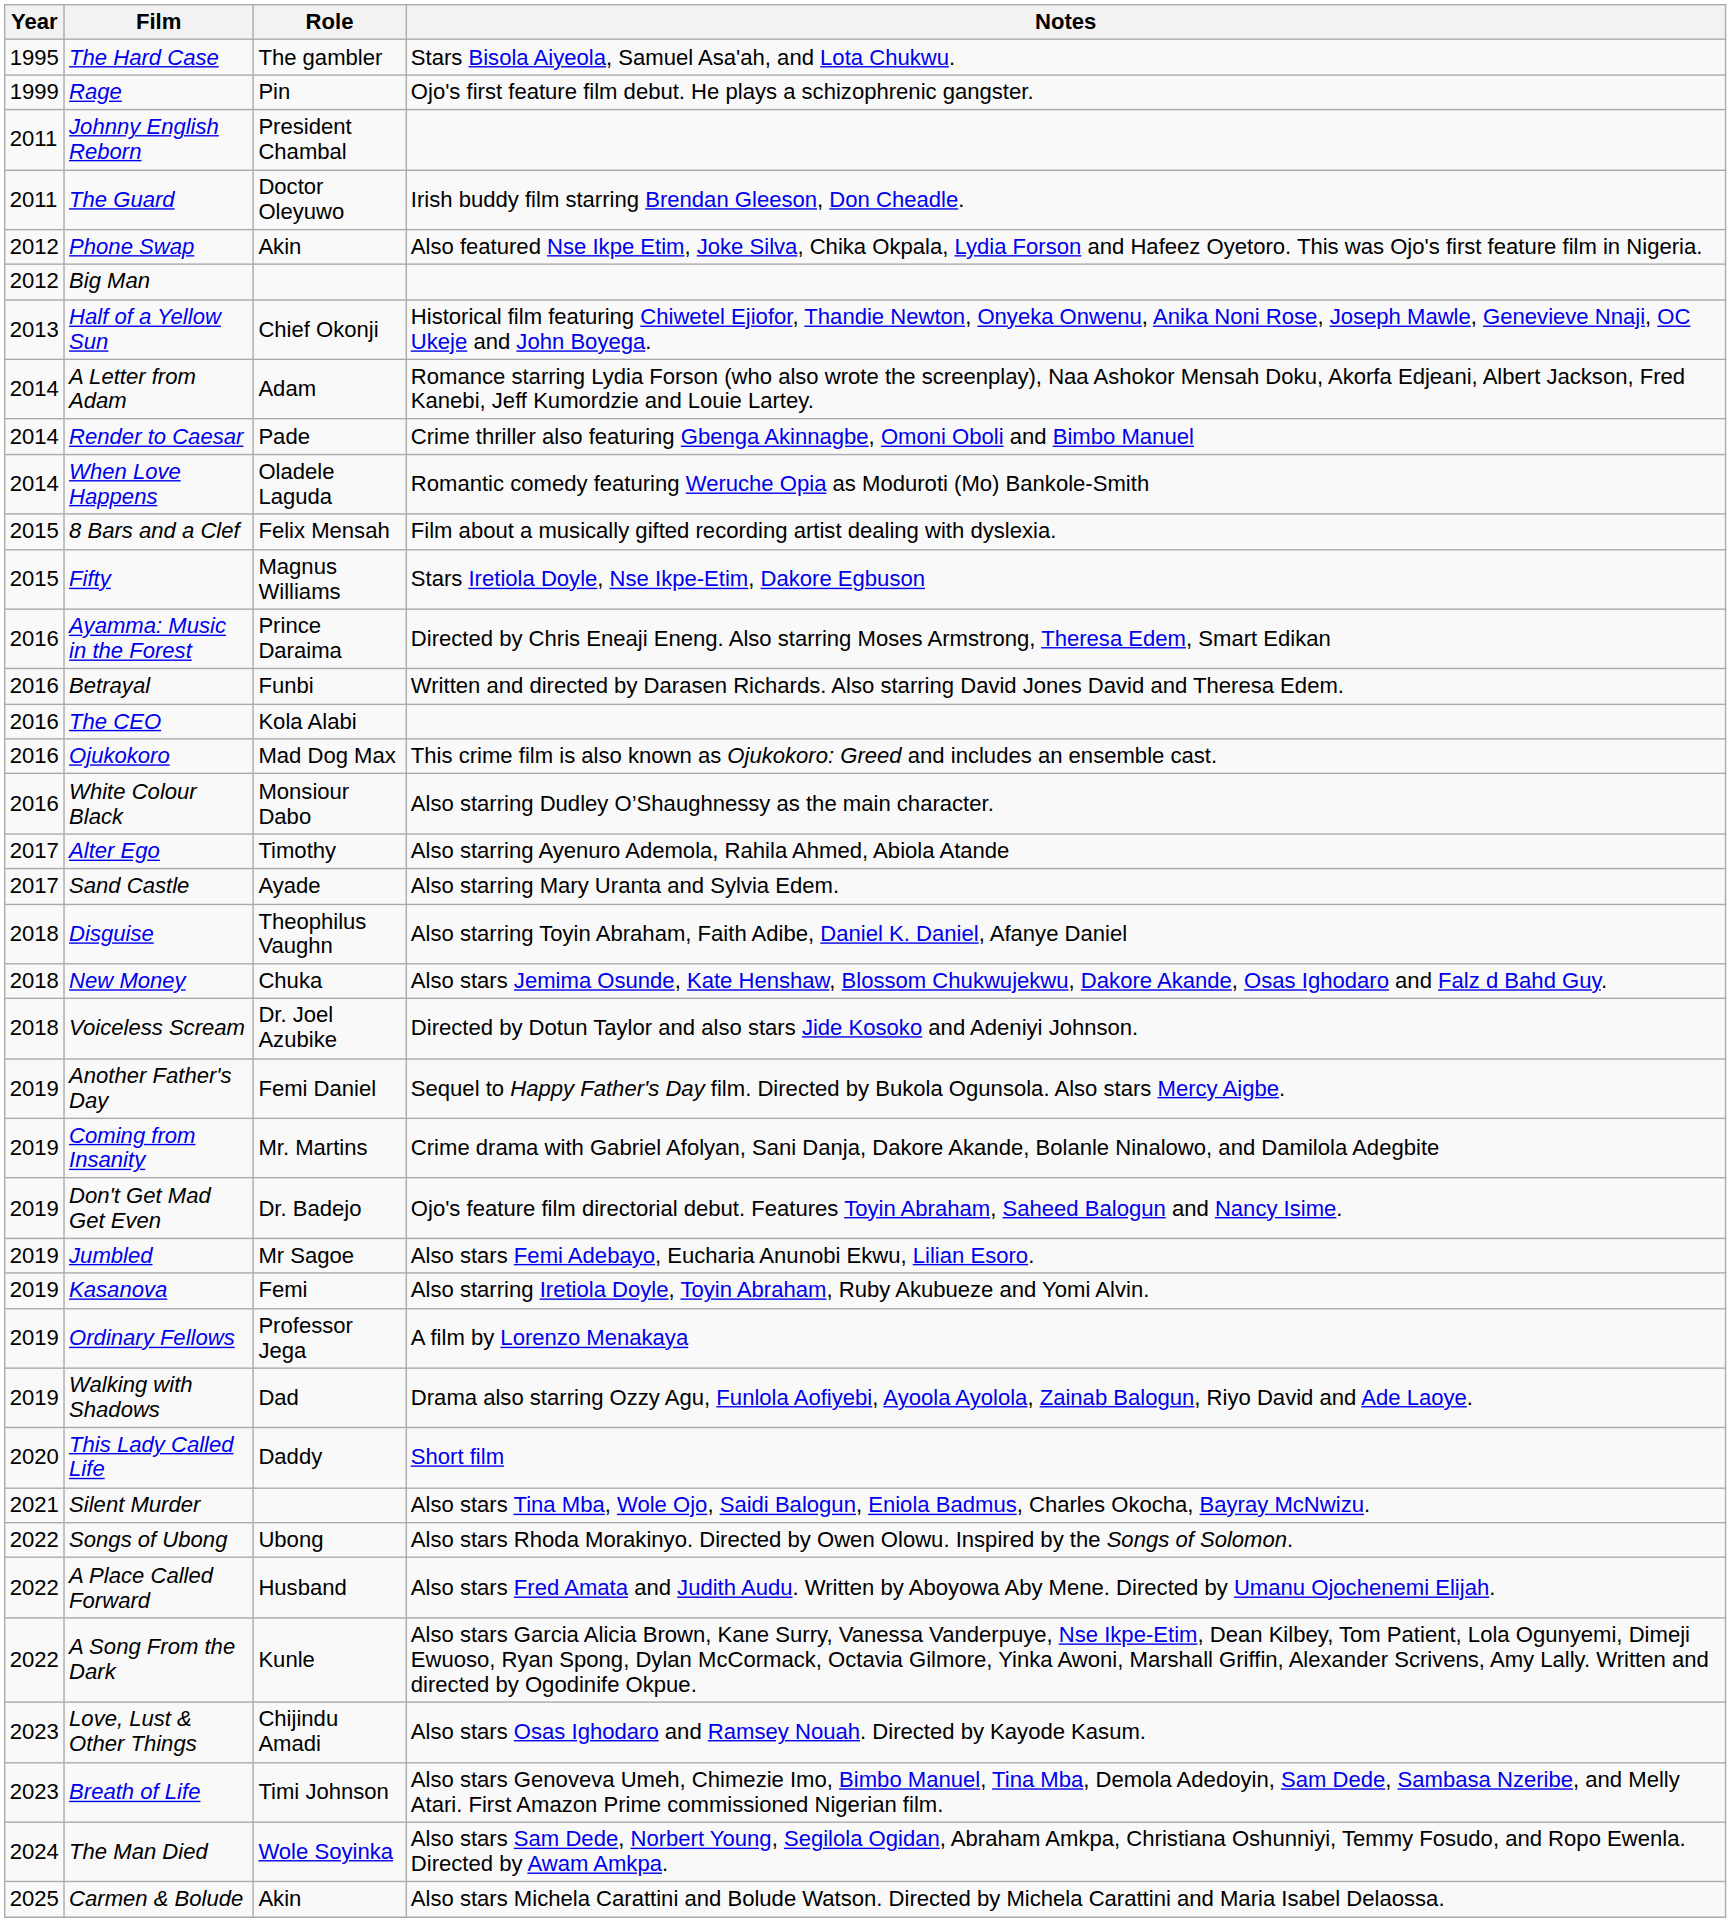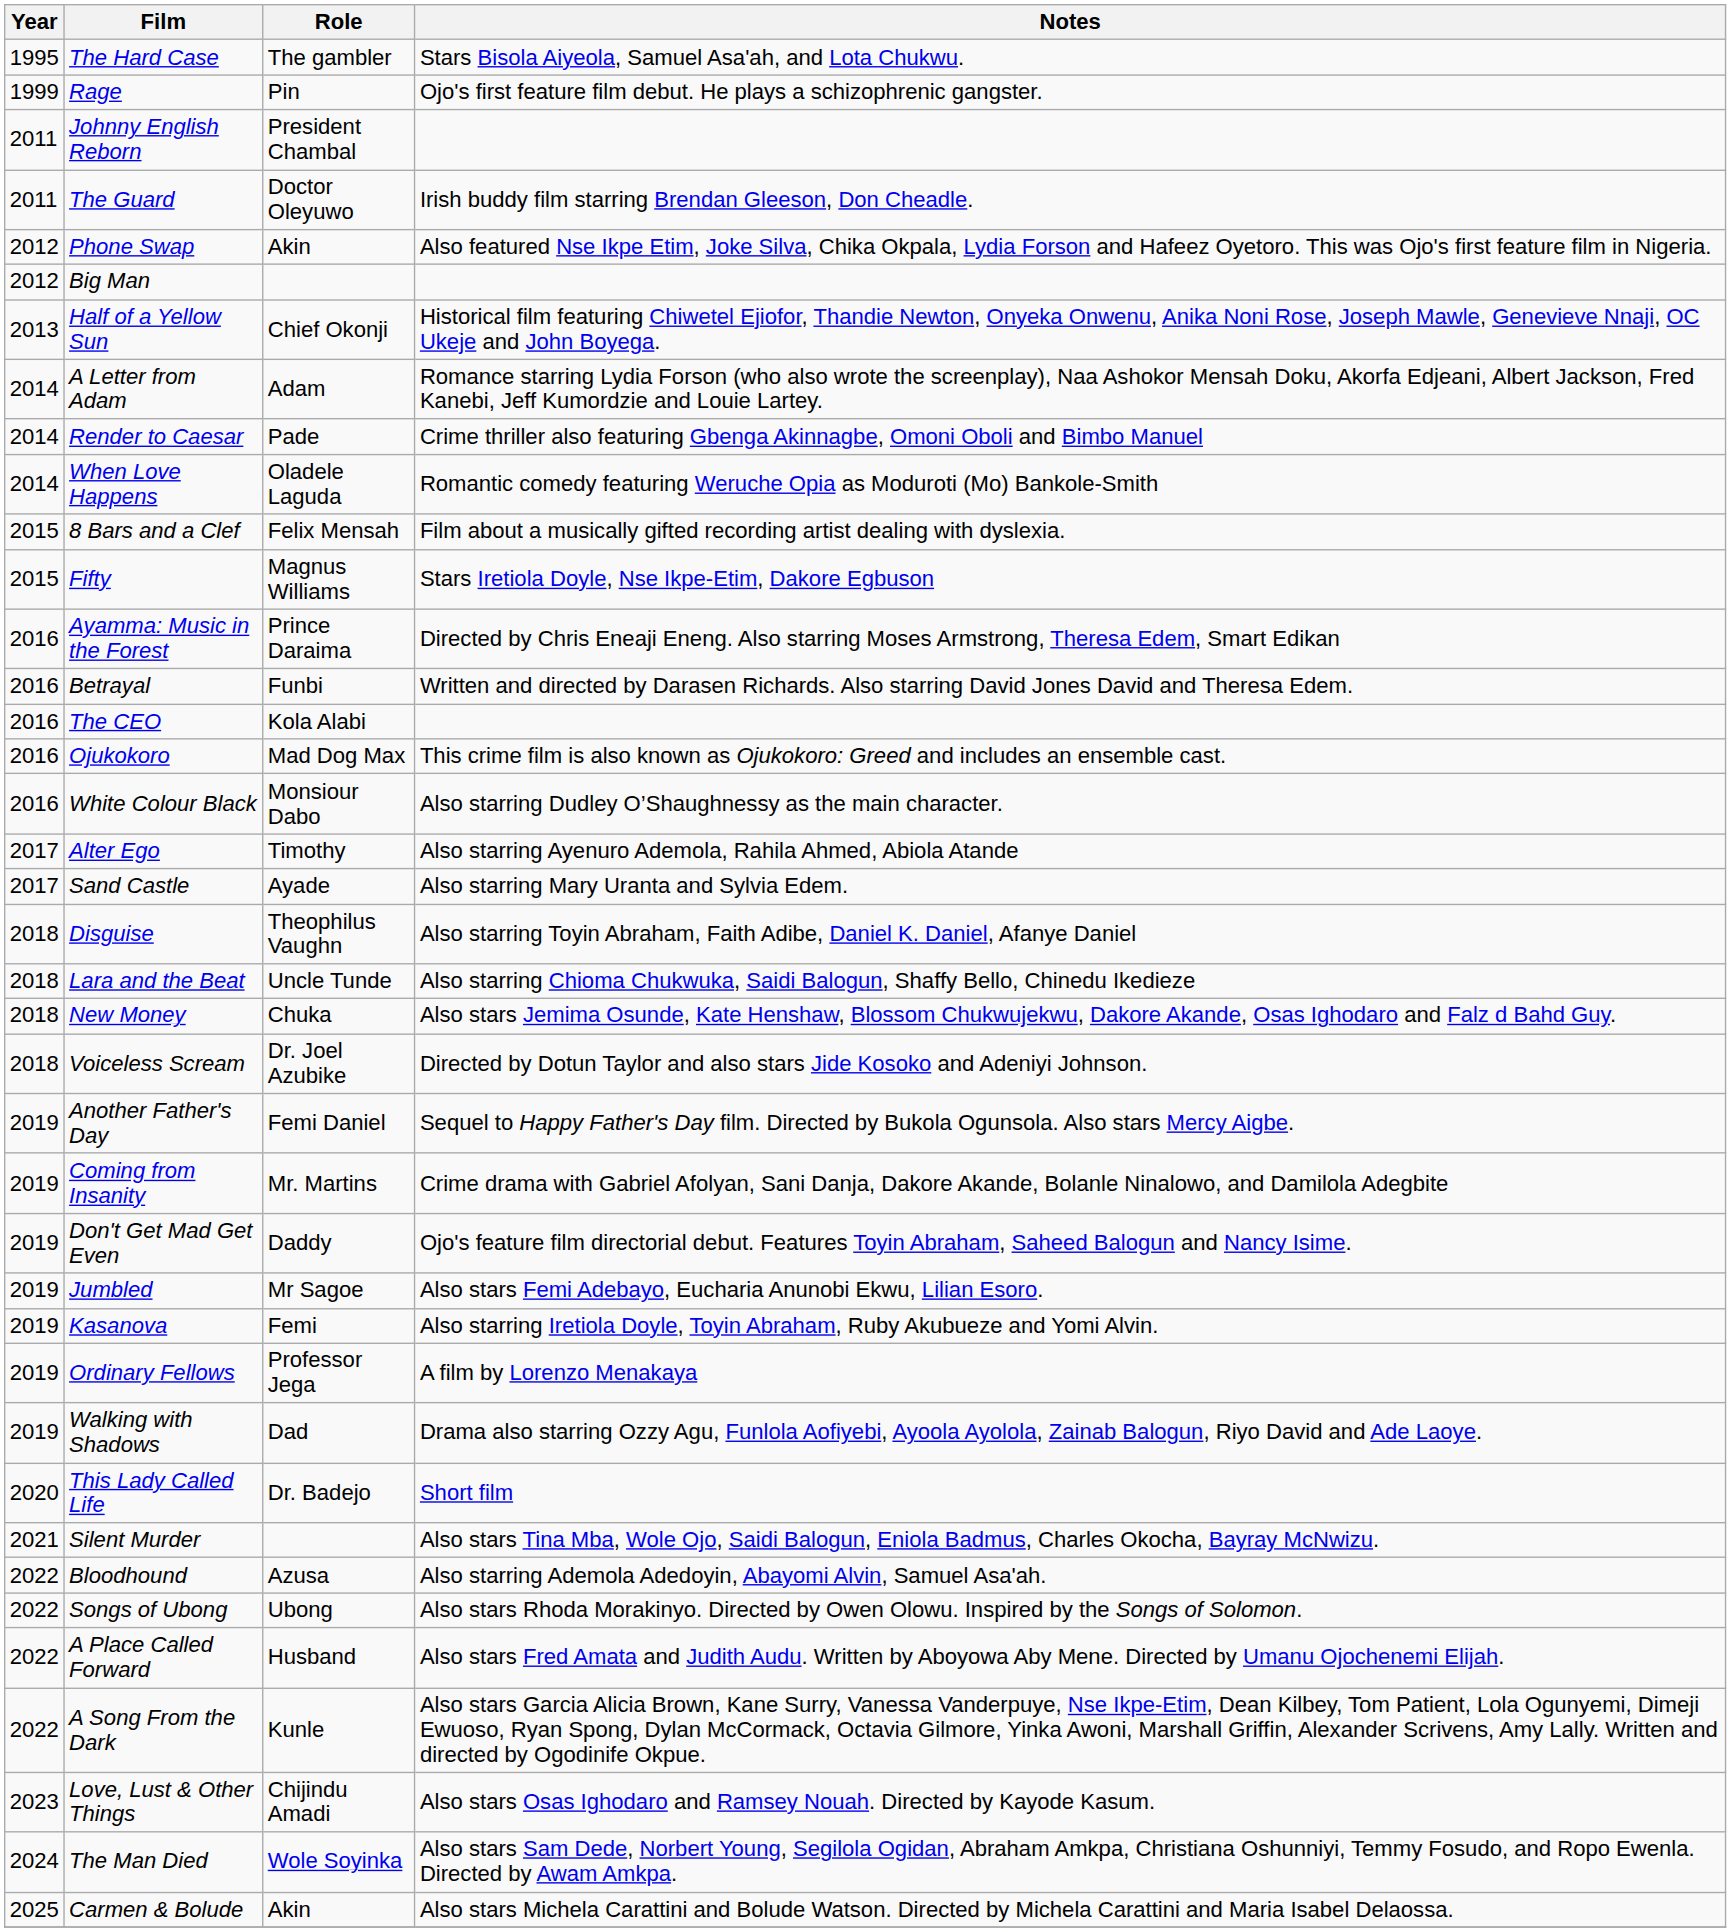+ row: (157, 980)
(310, 1207) Dr. Badejo -> (300, 1242) Daddy
(290, 1457) Daddy -> (319, 1492) Dr. Badejo
+ row: (128, 1575)
- row: (135, 1791)
